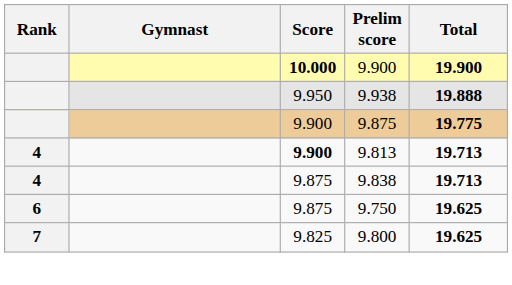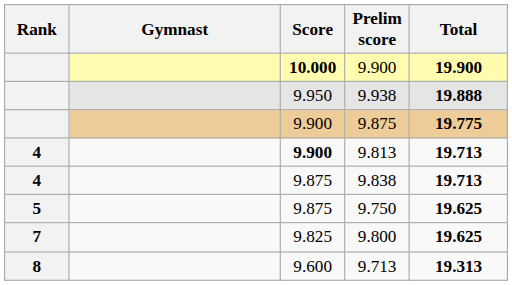(37, 209) 6 -> (37, 209) 5
+ row: (377, 265)
